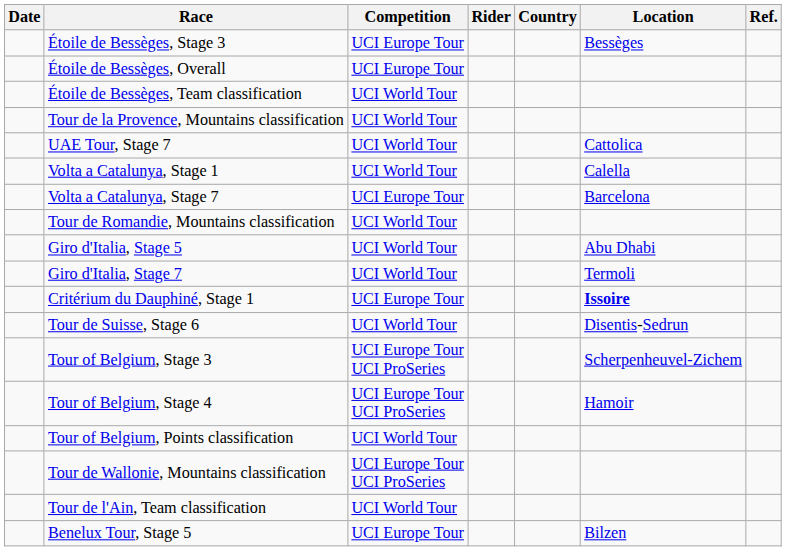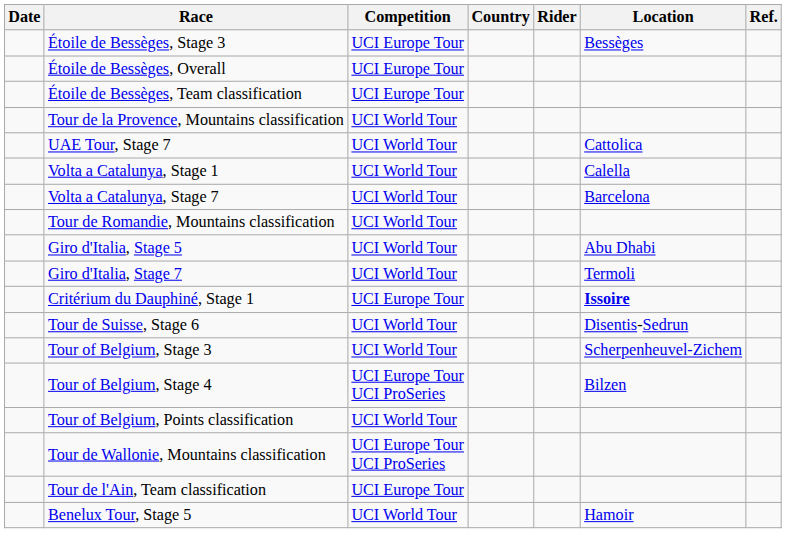columns swapped: (491, 17) <-> (548, 17)
(404, 94) UCI World Tour -> (408, 94) UCI Europe Tour
(408, 196) UCI Europe Tour -> (404, 196) UCI World Tour
(408, 359) UCI Europe Tour UCI ProSeries -> (404, 350) UCI World Tour
(609, 403) Hamoir -> (605, 385) Bilzen
(404, 507) UCI World Tour -> (408, 489) UCI Europe Tour
(408, 533) UCI Europe Tour -> (404, 514) UCI World Tour
(605, 533) Bilzen -> (609, 514) Hamoir
